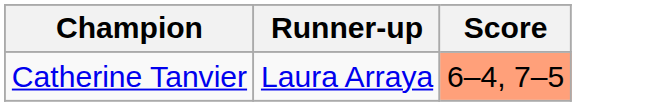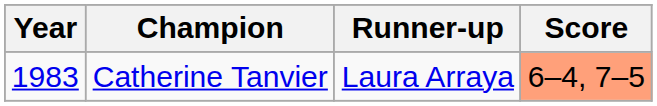+ column: (45, 28)
